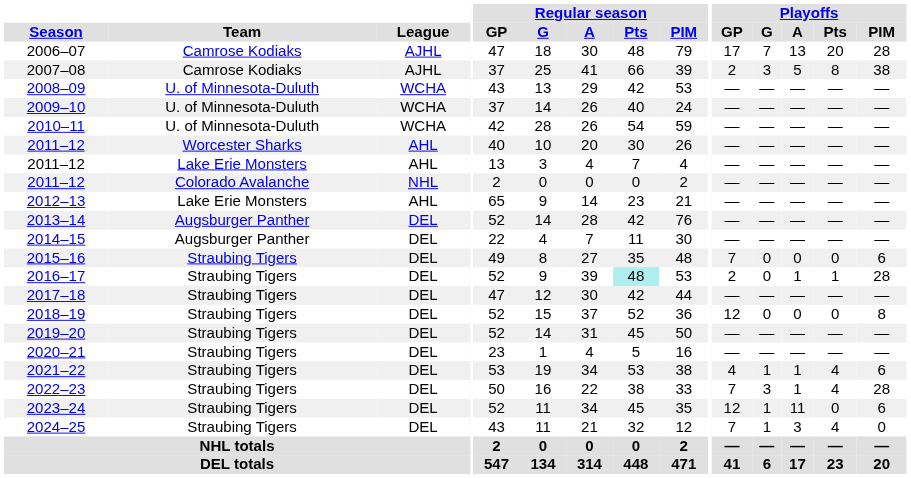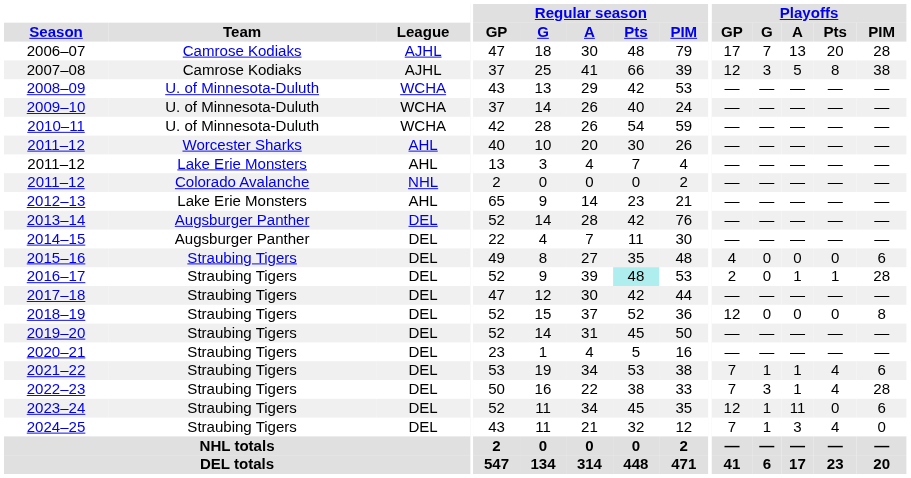(732, 69) 2 -> (732, 69) 12
(732, 257) 7 -> (732, 257) 4
(732, 370) 4 -> (732, 370) 7
